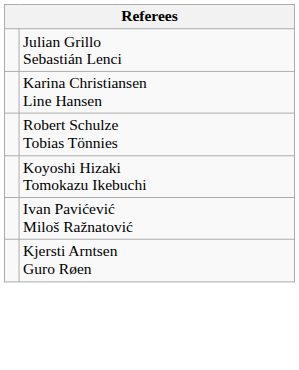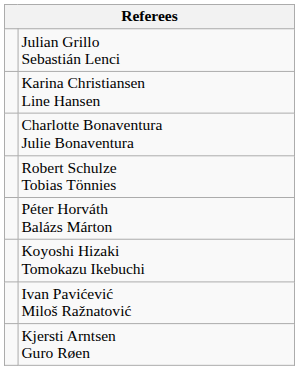+ row: (92, 134)
+ row: (67, 218)
